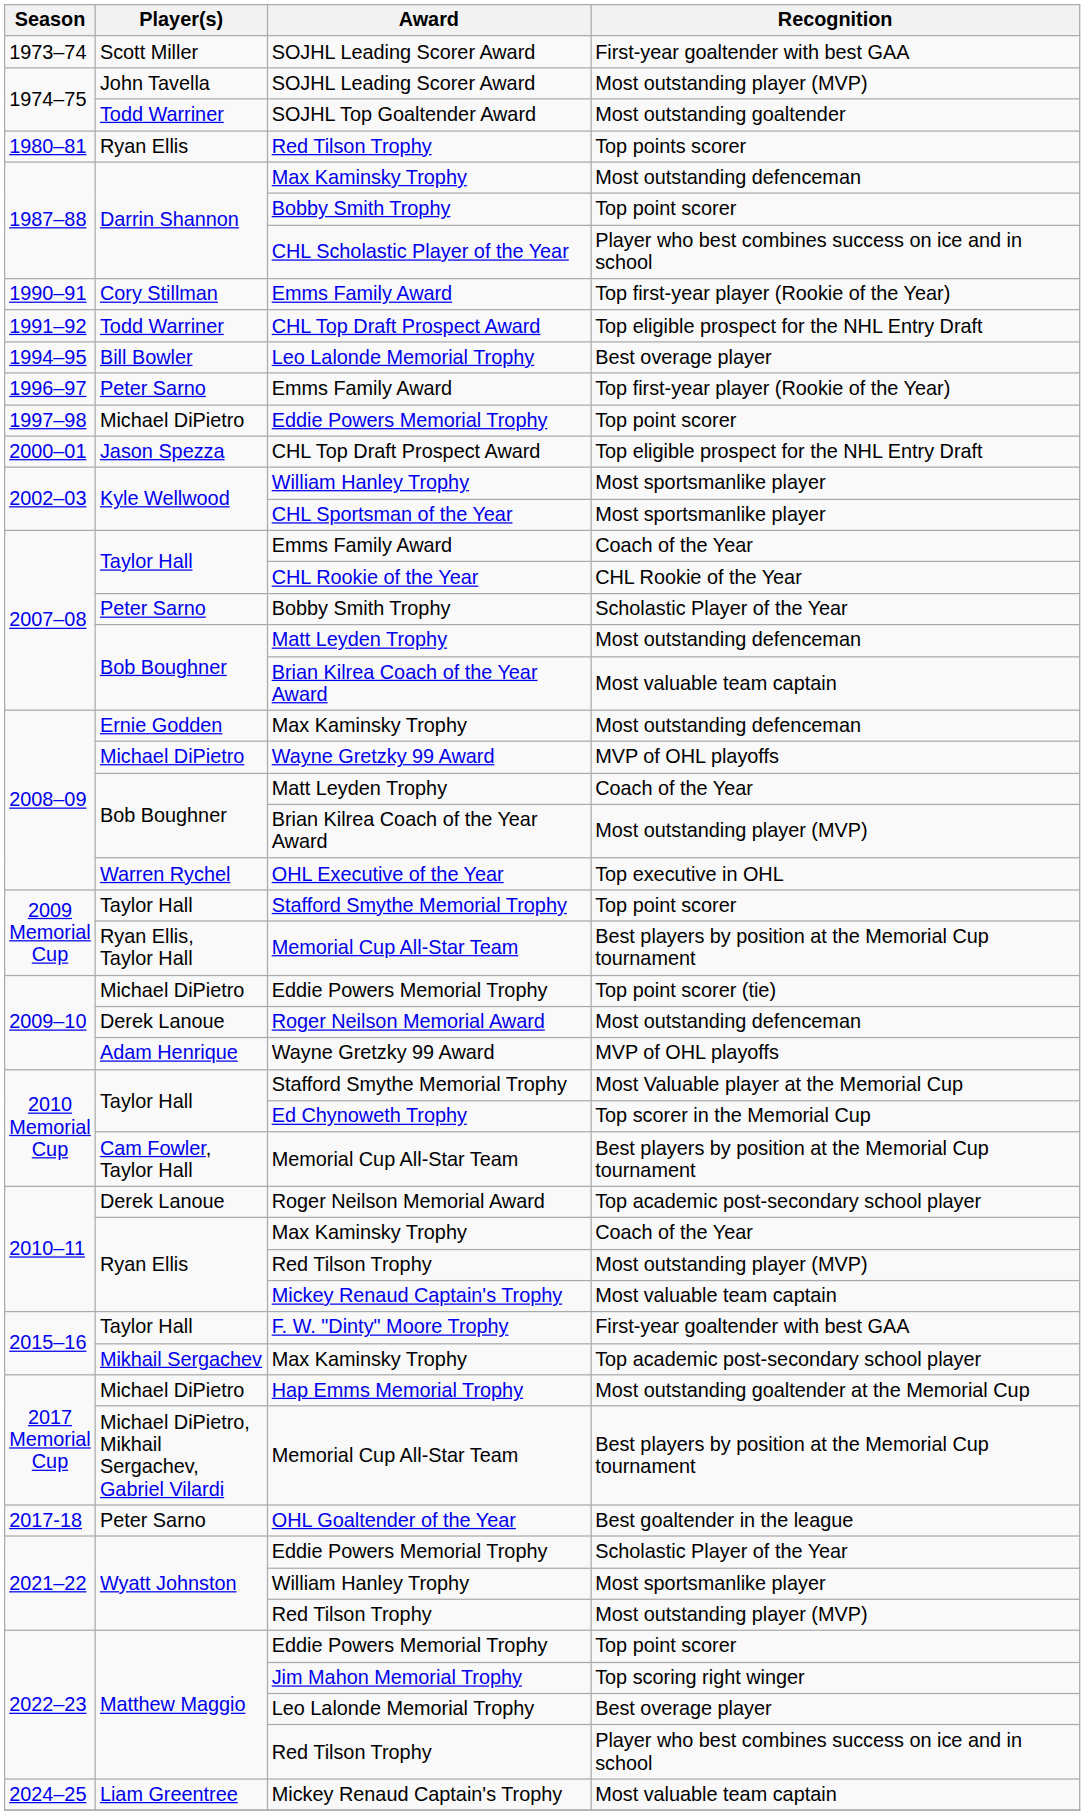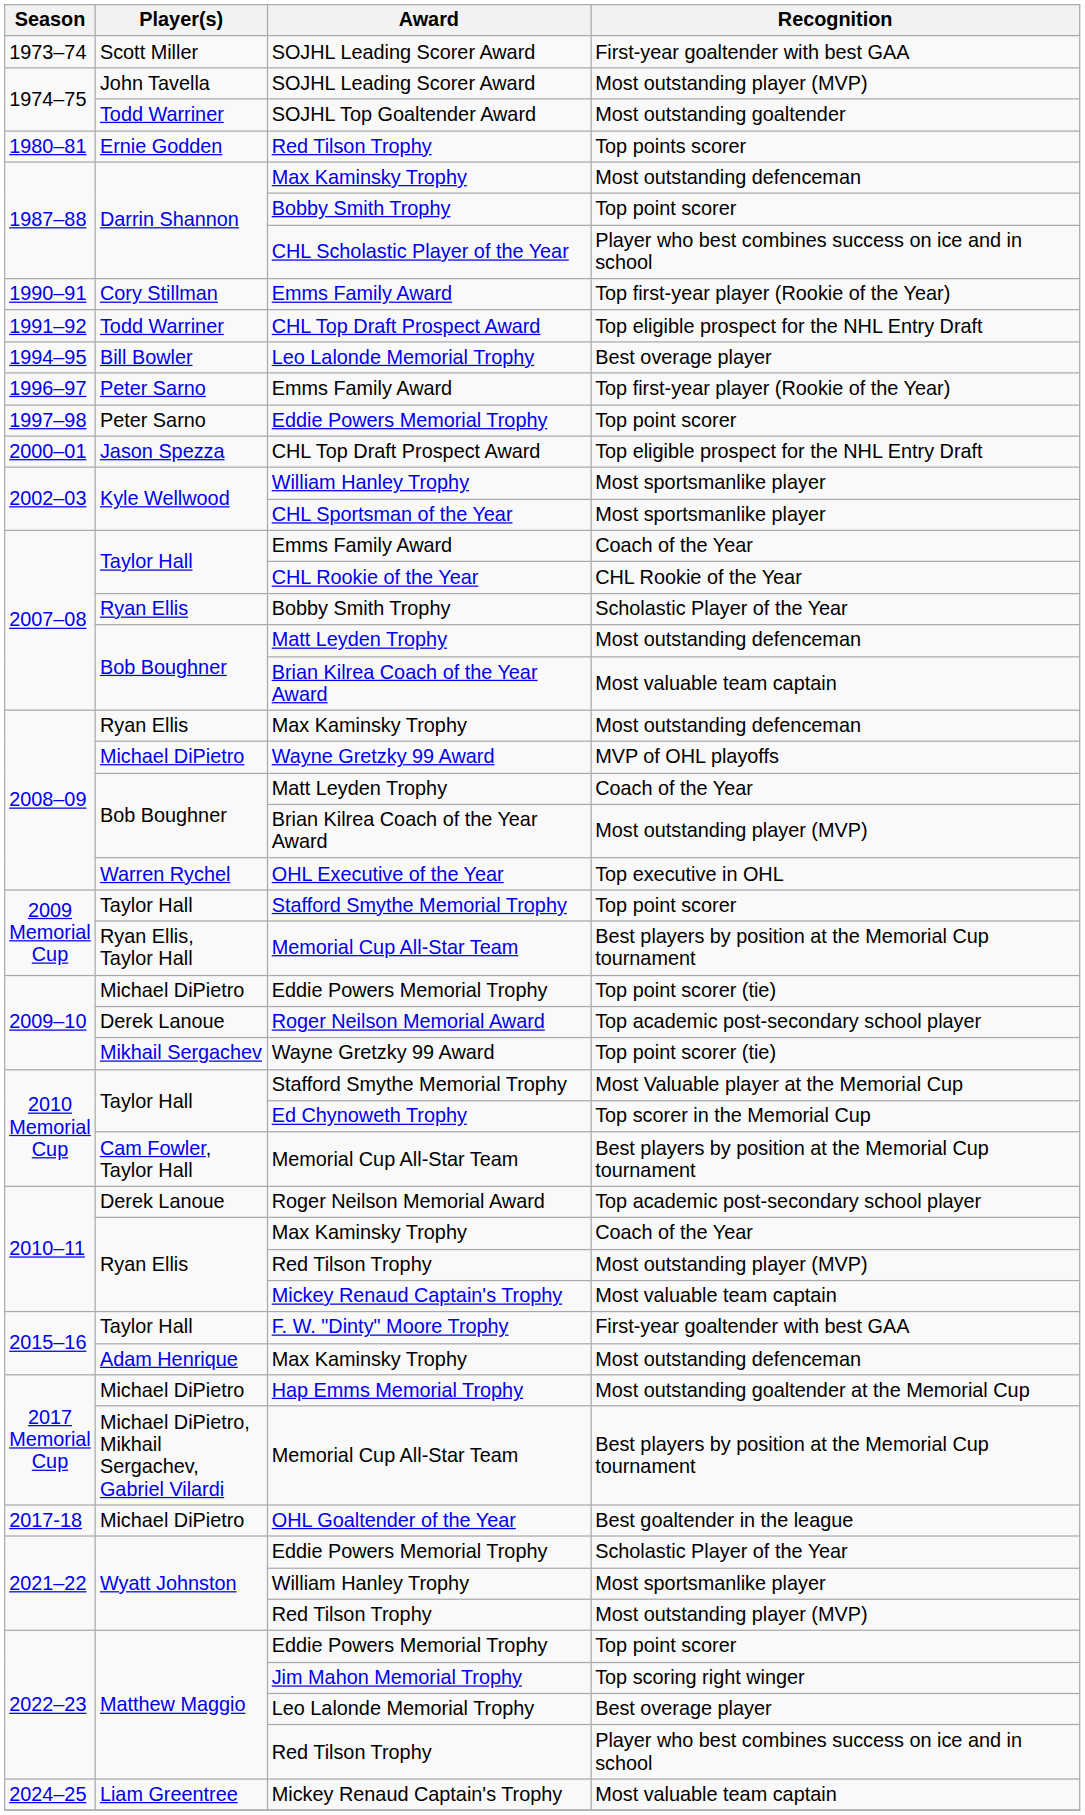(144, 146) Ryan Ellis -> (161, 146) Ernie Godden
(172, 420) Michael DiPietro -> (153, 420) Peter Sarno
(153, 608) Peter Sarno -> (144, 608) Ryan Ellis
(161, 725) Ernie Godden -> (144, 725) Ryan Ellis
(728, 1021) Most outstanding defenceman -> (788, 1021) Top academic post-secondary school player
(169, 1053) Adam Henrique -> (181, 1053) Mikhail Sergachev
(687, 1053) MVP of OHL playoffs -> (686, 1053) Top point scorer (tie)
(181, 1358) Mikhail Sergachev -> (169, 1358) Adam Henrique
(788, 1358) Top academic post-secondary school player -> (728, 1358) Most outstanding defenceman
(153, 1520) Peter Sarno -> (172, 1520) Michael DiPietro
